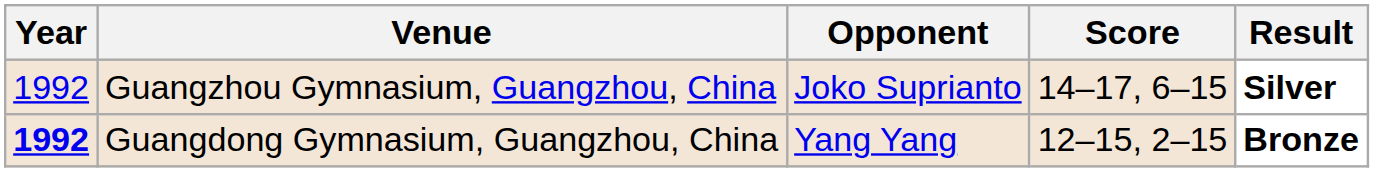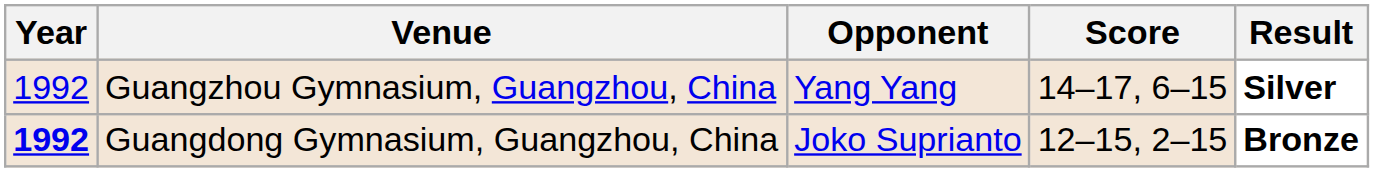(908, 86) Joko Suprianto -> (876, 86) Yang Yang
(876, 140) Yang Yang -> (908, 140) Joko Suprianto
